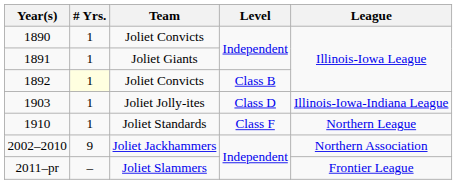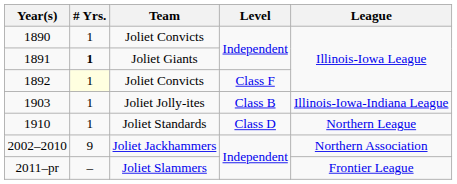(90, 59) normal -> (90, 59) bold
(255, 81) Class B -> (255, 81) Class F
(255, 102) Class D -> (255, 102) Class B
(255, 124) Class F -> (255, 124) Class D
